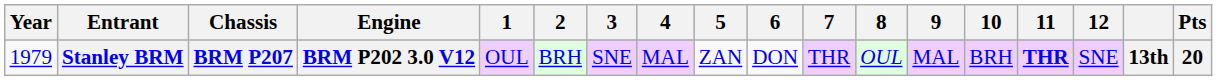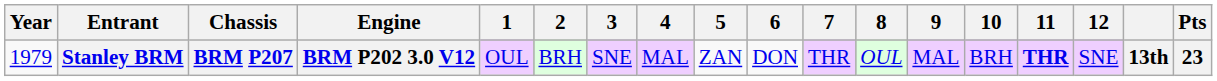(1192, 57) 20 -> (1192, 57) 23
